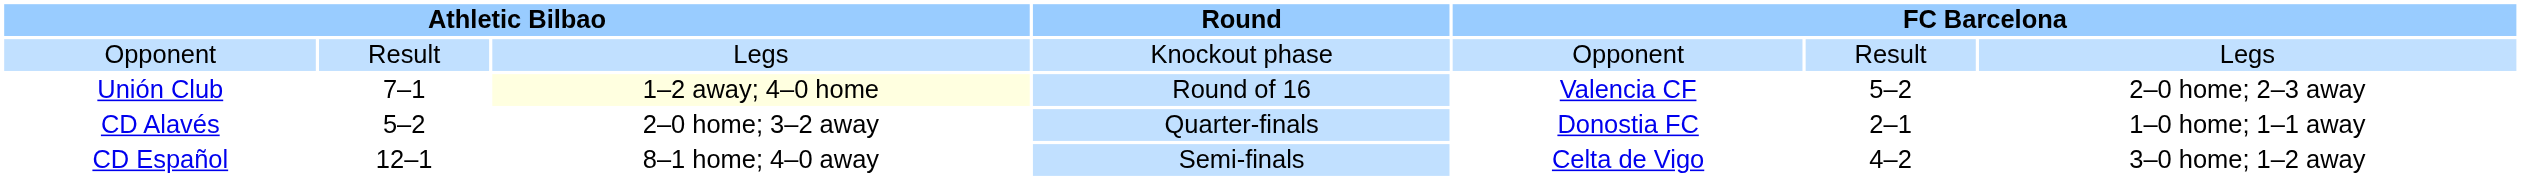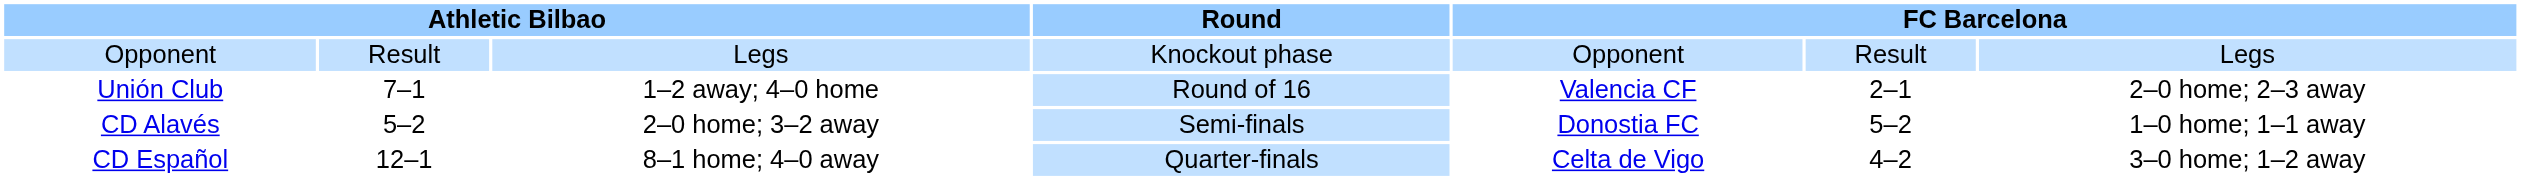(761, 89) lightyellow background -> (761, 89) no background
(1891, 89) 5–2 -> (1891, 89) 2–1
(1242, 124) Quarter-finals -> (1242, 124) Semi-finals
(1891, 124) 2–1 -> (1891, 124) 5–2
(1242, 159) Semi-finals -> (1242, 159) Quarter-finals
